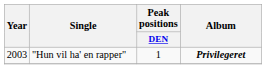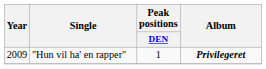(17, 55) 2003 -> (17, 55) 2009
